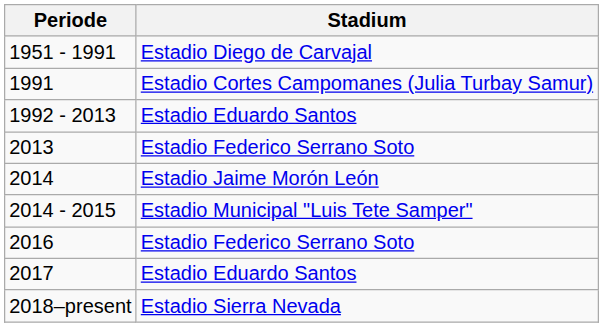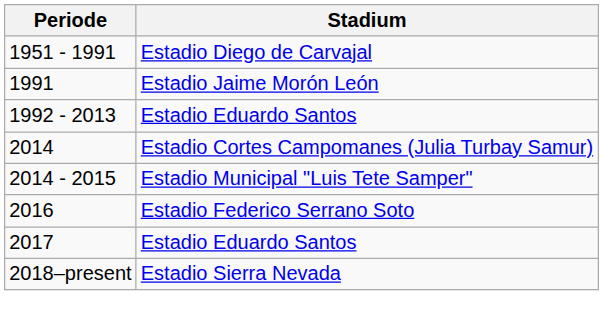(367, 83) Estadio Cortes Campomanes (Julia Turbay Samur) -> (260, 83) Estadio Jaime Morón León
- row: (31, 147)
(260, 178) Estadio Jaime Morón León -> (367, 147) Estadio Cortes Campomanes (Julia Turbay Samur)
